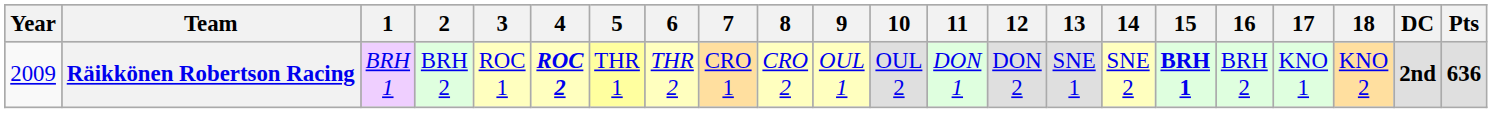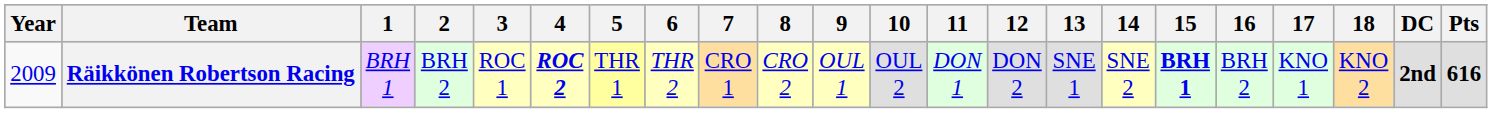(1464, 74) 636 -> (1464, 74) 616
